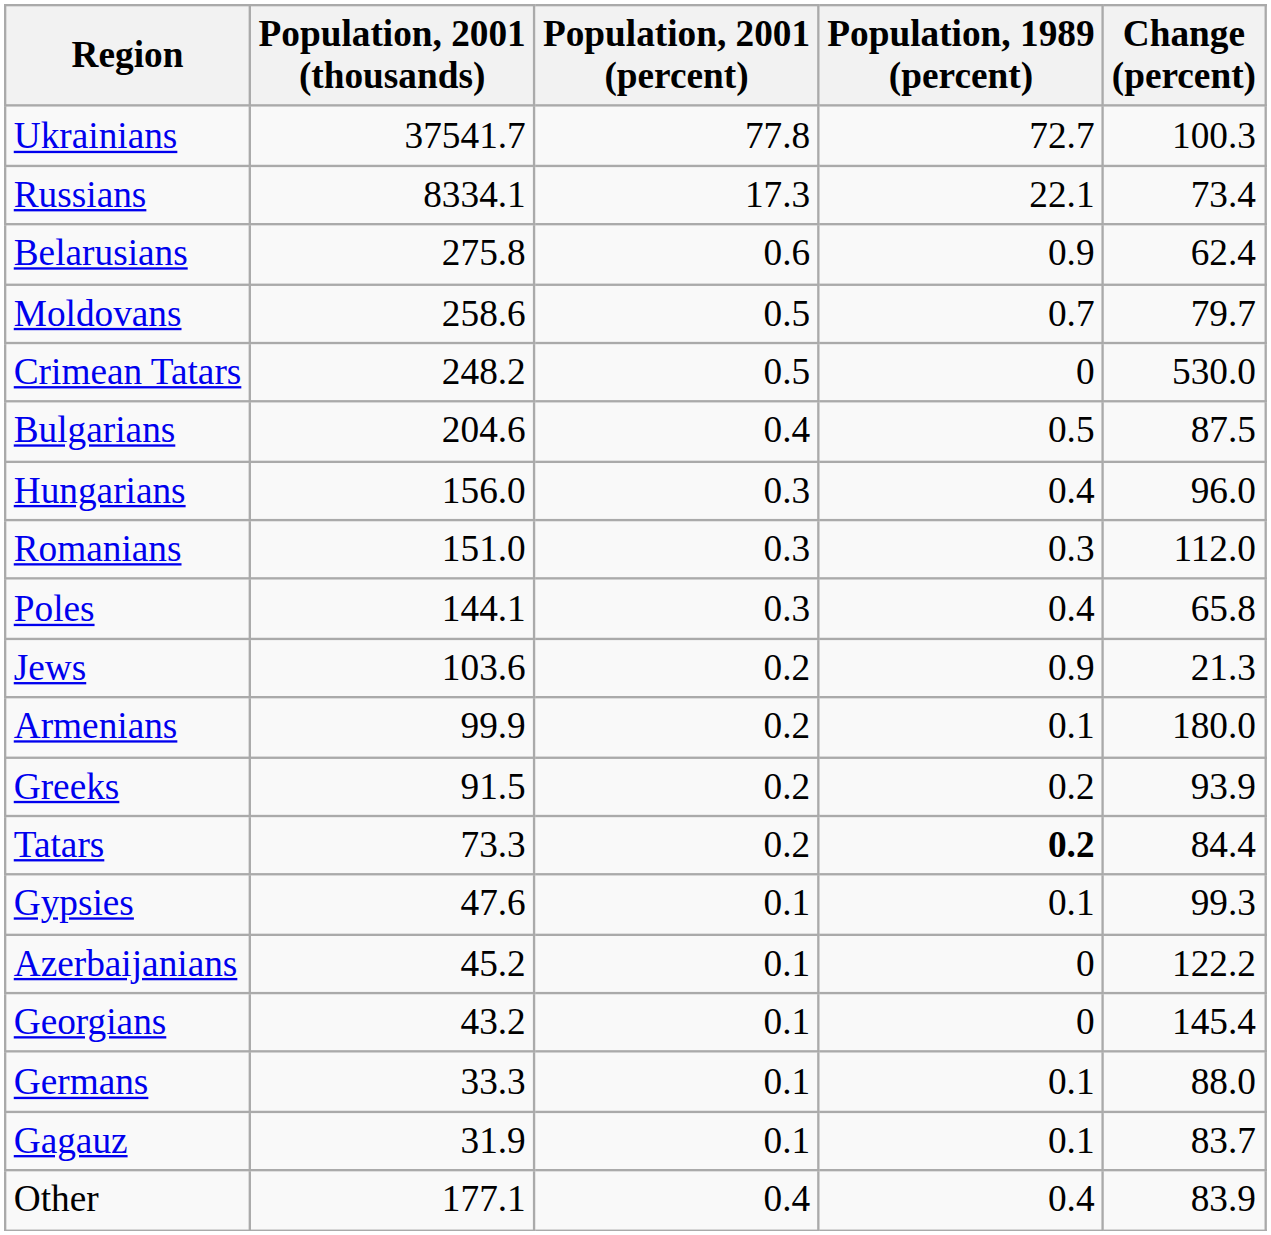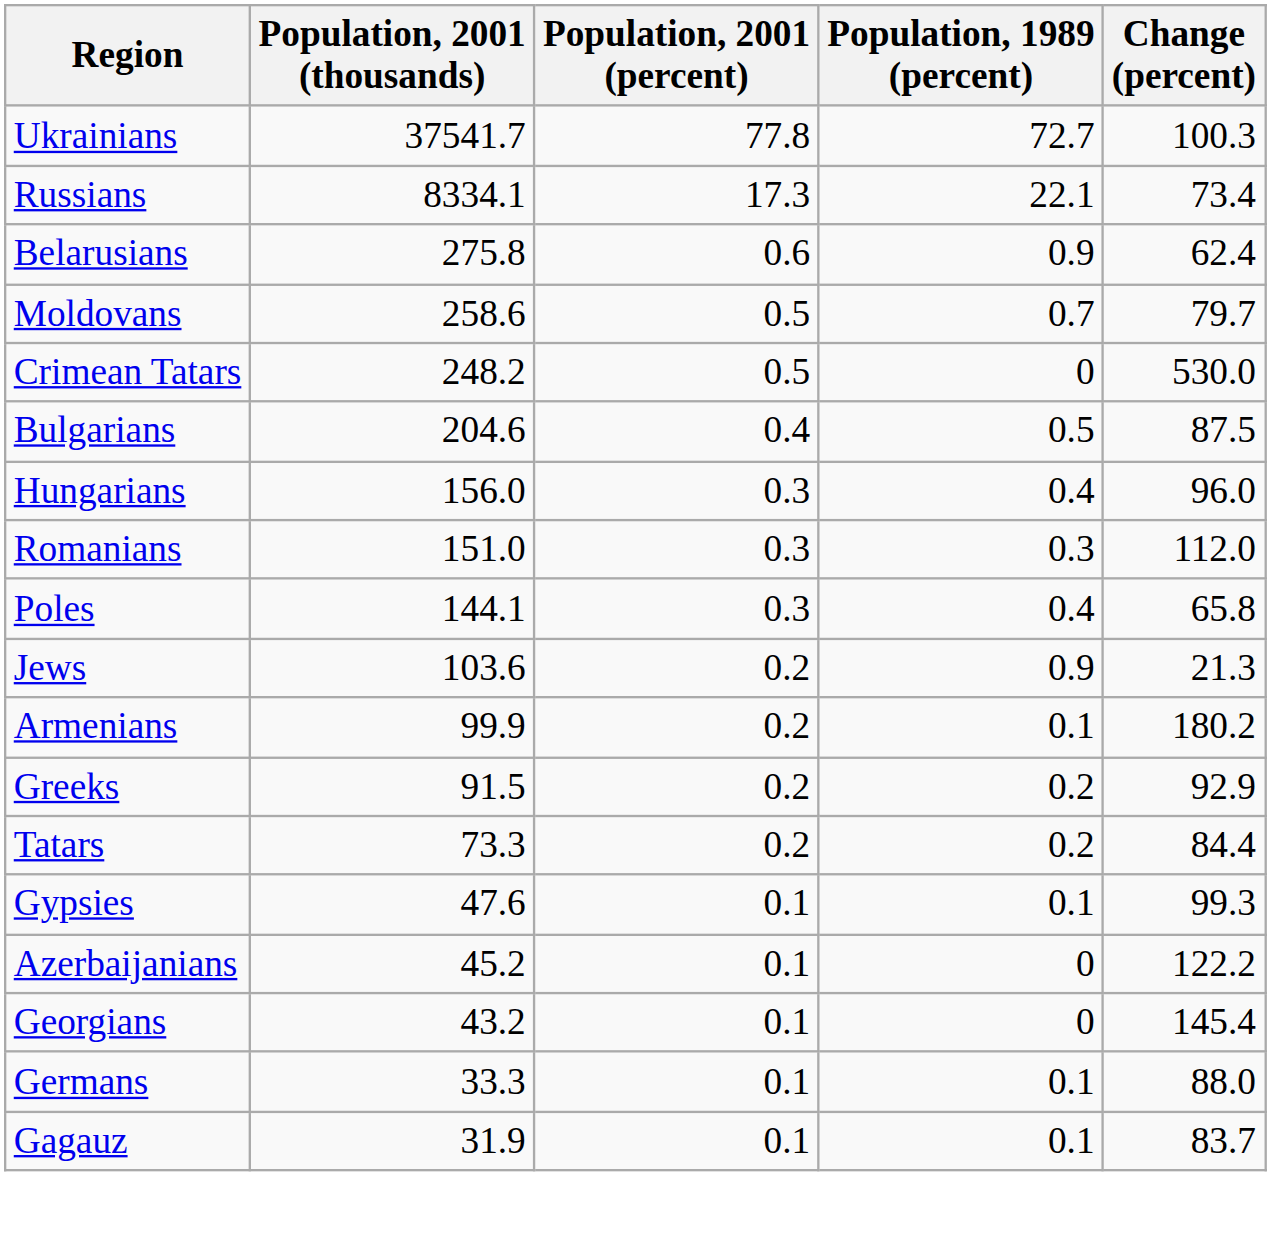(1214, 726) 180.0 -> (1214, 726) 180.2
(1223, 785) 93.9 -> (1223, 785) 92.9
(1071, 844) bold -> (1071, 844) normal
- row: (56, 1199)
